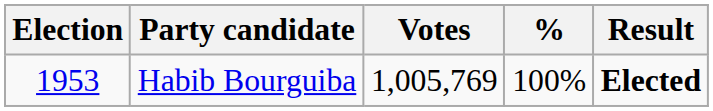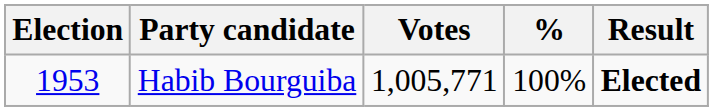(434, 79) 1,005,769 -> (434, 79) 1,005,771
